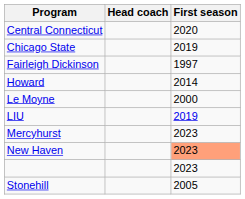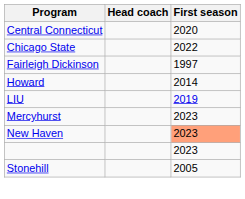(186, 47) 2019 -> (186, 47) 2022
- row: (31, 99)
